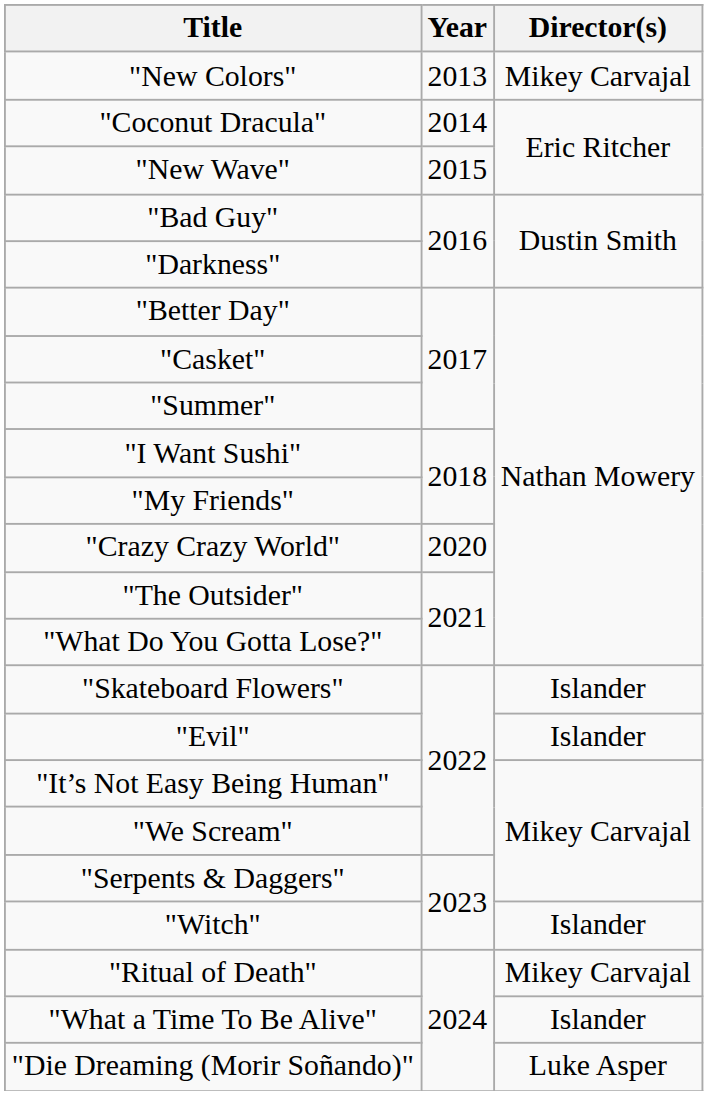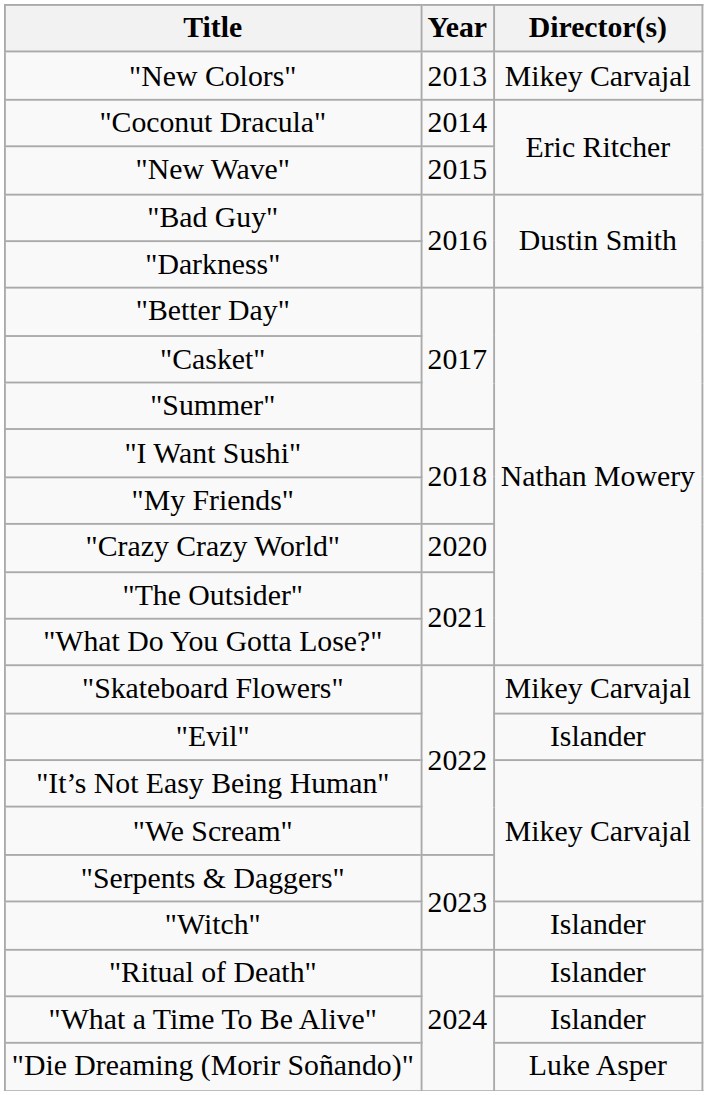(598, 688) Islander -> (598, 688) Mikey Carvajal
(598, 972) Mikey Carvajal -> (598, 972) Islander
